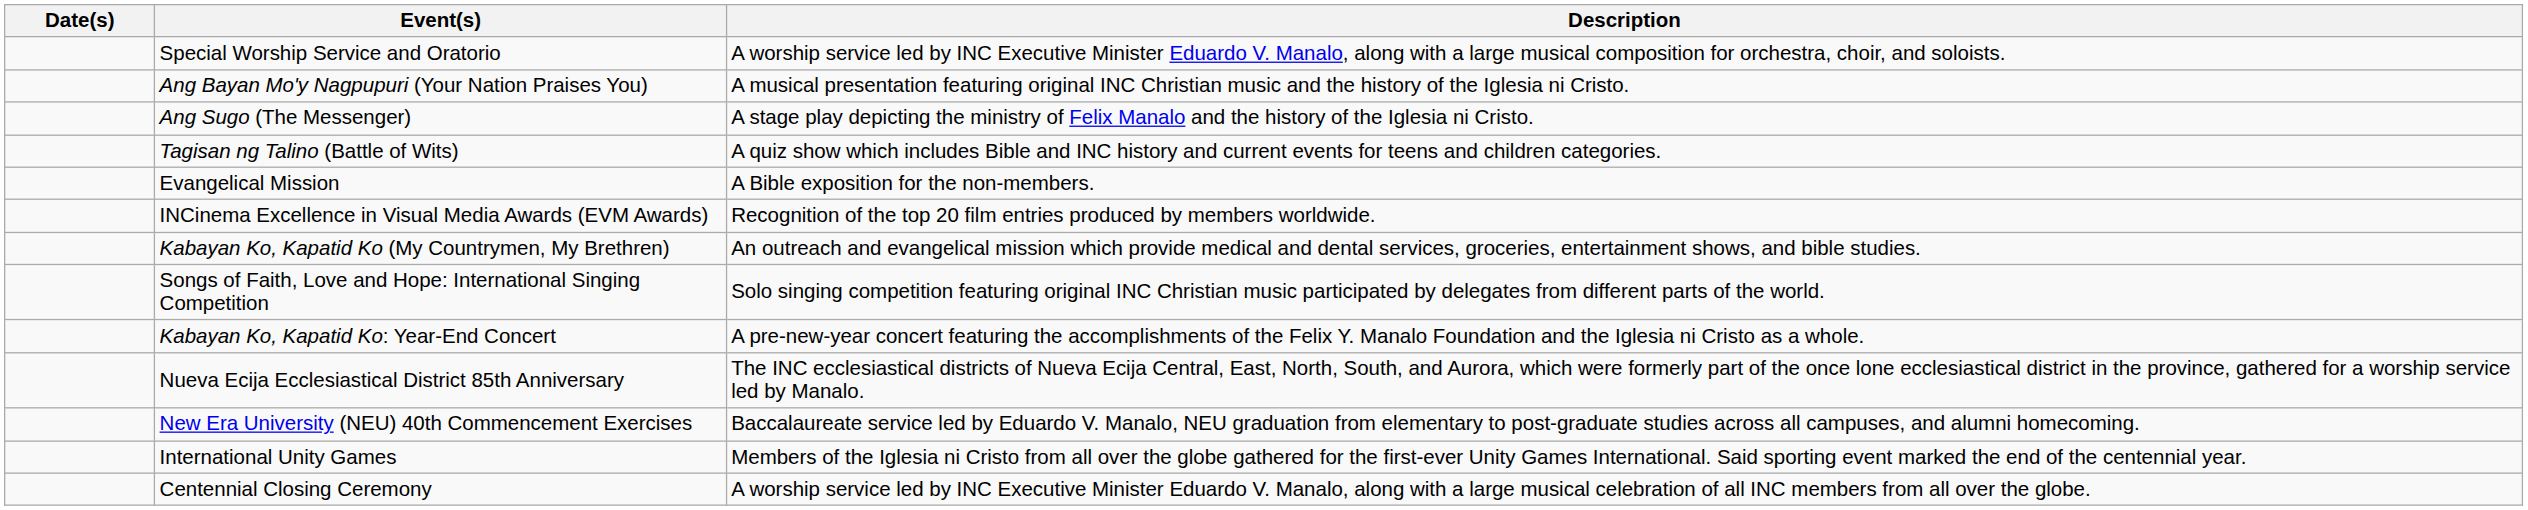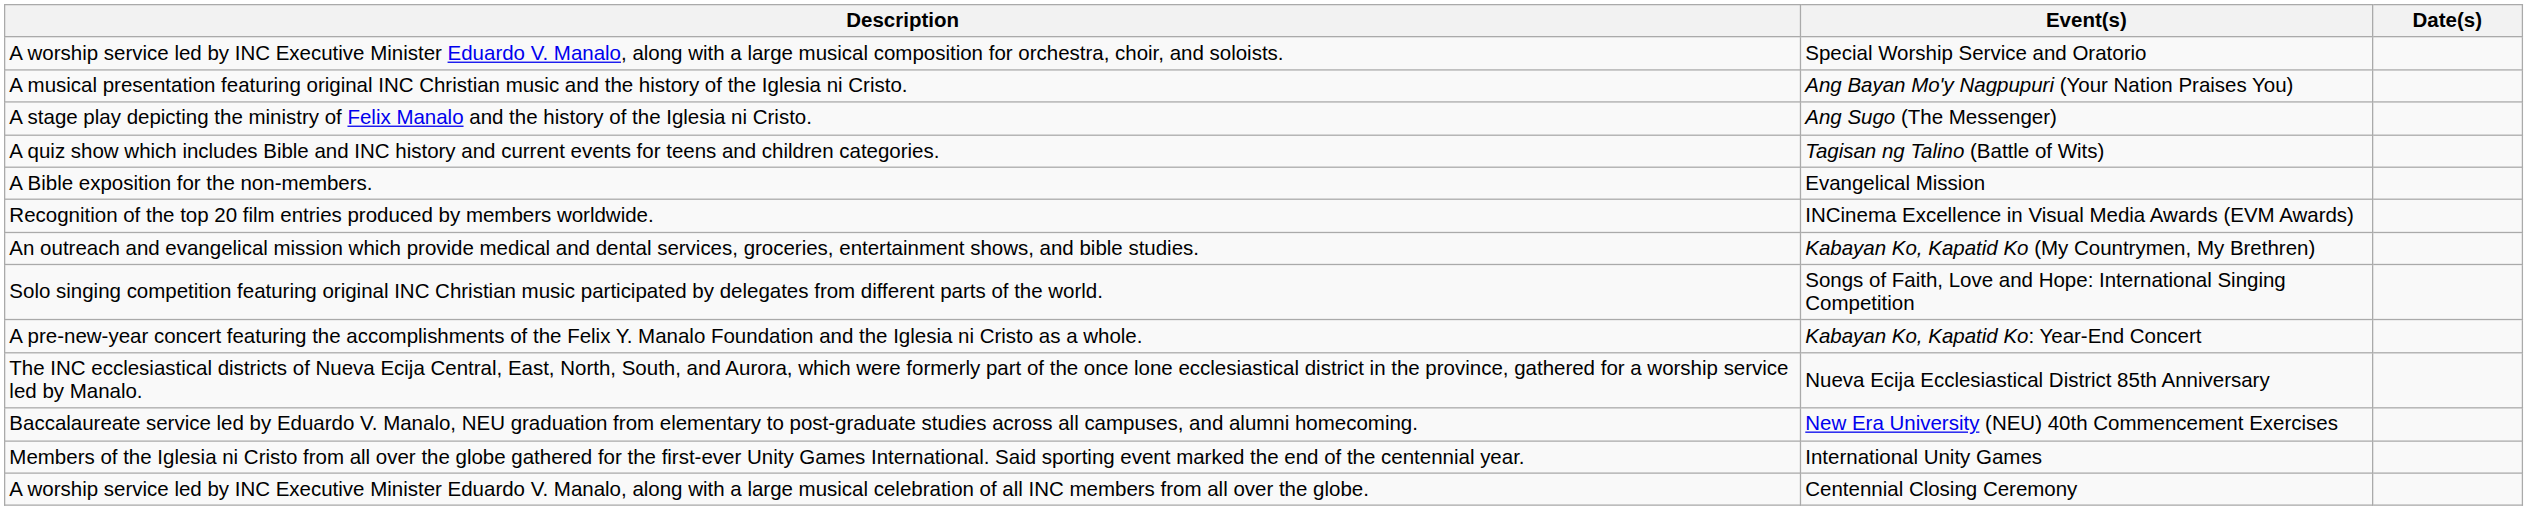columns swapped: (80, 20) <-> (1624, 20)
